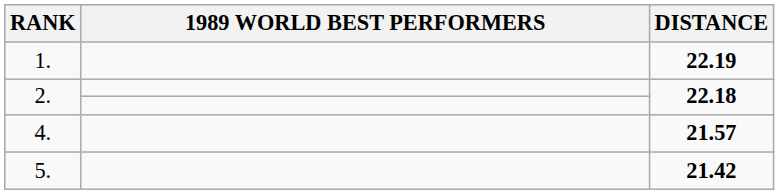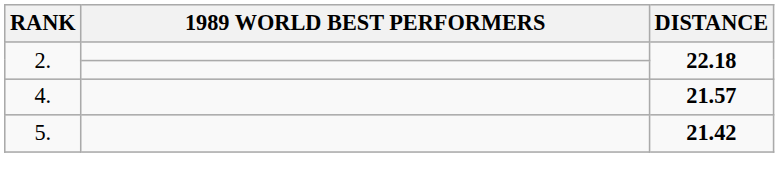- row: (43, 60)
